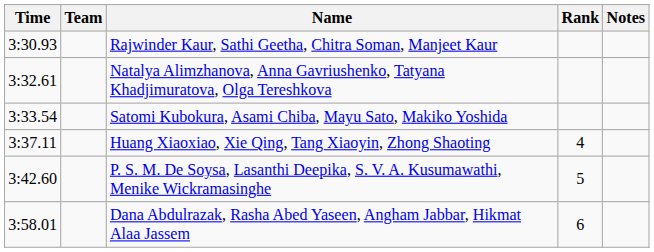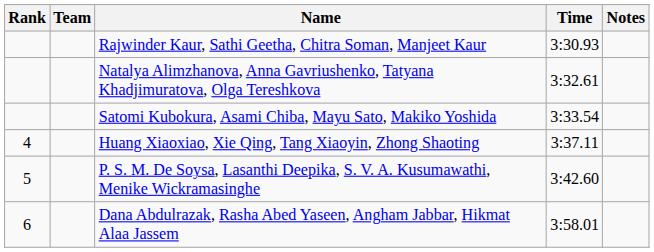columns swapped: (580, 17) <-> (33, 17)
